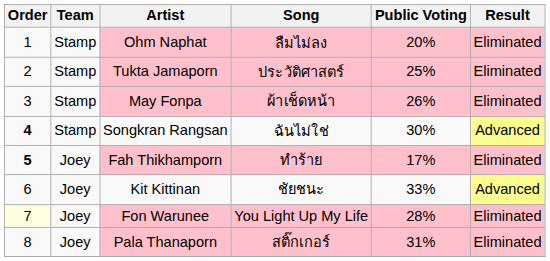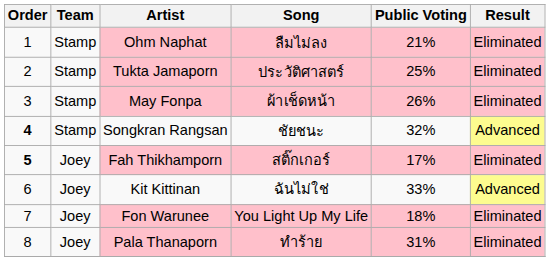(421, 42) 20% -> (421, 42) 21%
(301, 131) ฉันไม่ใช่ -> (301, 131) ชัยชนะ
(421, 130) 30% -> (421, 130) 32%
(301, 160) ทำร้าย -> (301, 160) สติ๊กเกอร์
(301, 190) ชัยชนะ -> (301, 190) ฉันไม่ใช่
(28, 215) lightyellow background -> (28, 215) no background
(421, 215) 28% -> (421, 215) 18%
(301, 242) สติ๊กเกอร์ -> (301, 242) ทำร้าย
